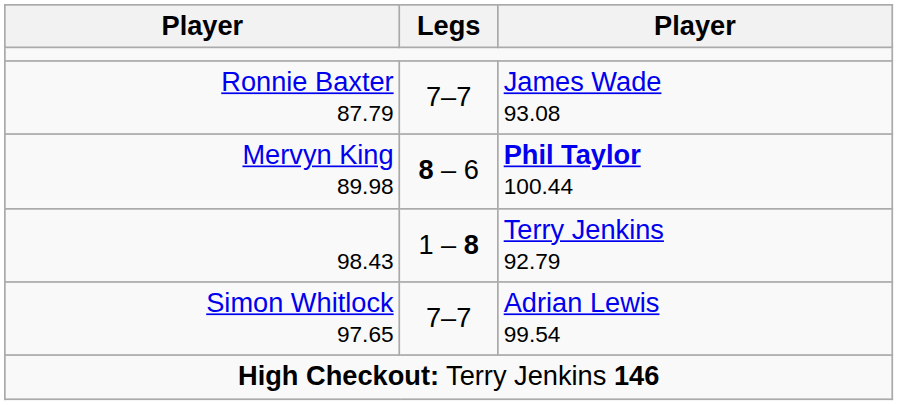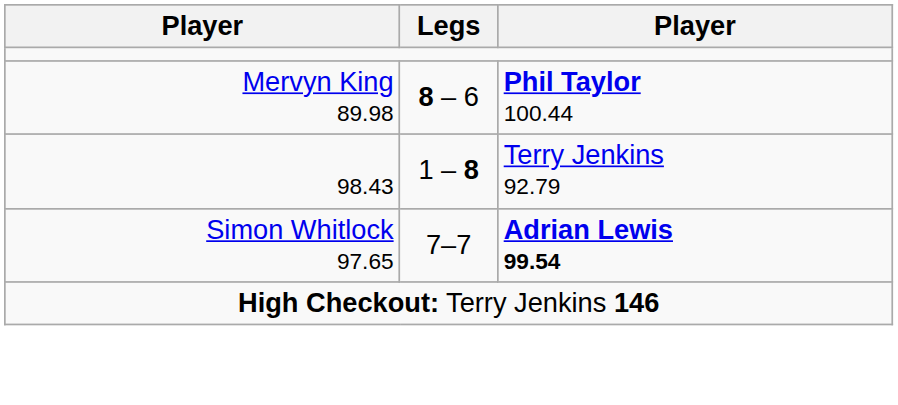- row: (307, 97)
(582, 318) normal -> (588, 244) bold
